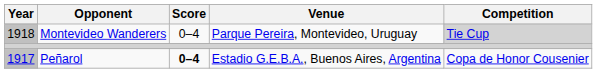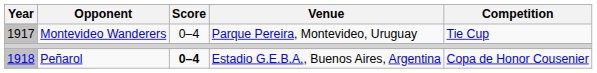(21, 34) 1918 -> (21, 34) 1917
(468, 34) lightgrey background -> (468, 34) no background
(21, 59) 1917 -> (21, 59) 1918
